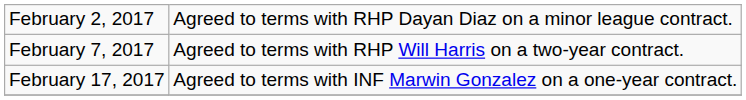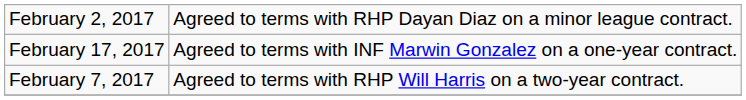rows swapped: (81, 49) <-> (87, 79)
